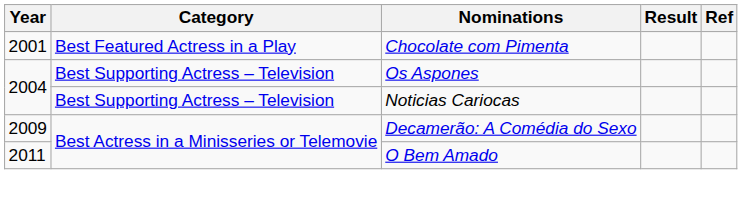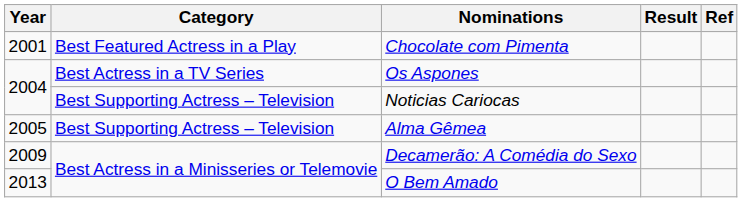(195, 73) Best Supporting Actress – Television -> (159, 73) Best Actress in a TV Series
+ row: (436, 127)
(27, 155) 2011 -> (28, 182) 2013
